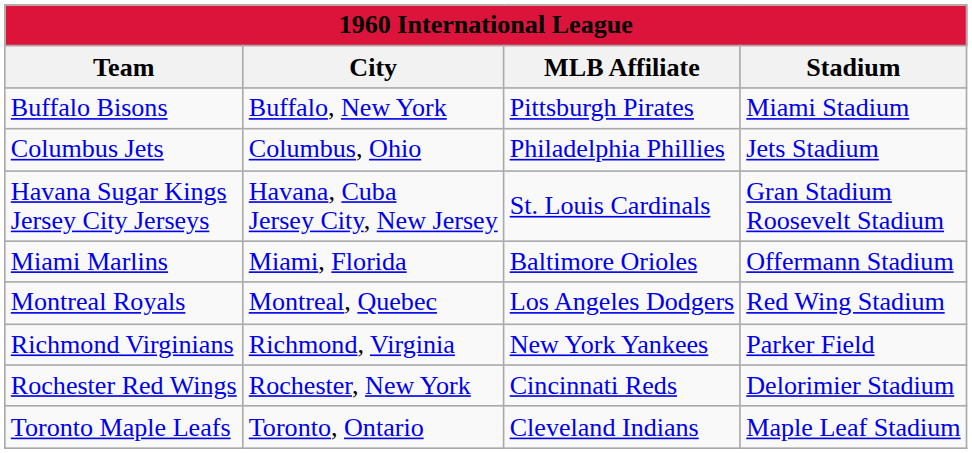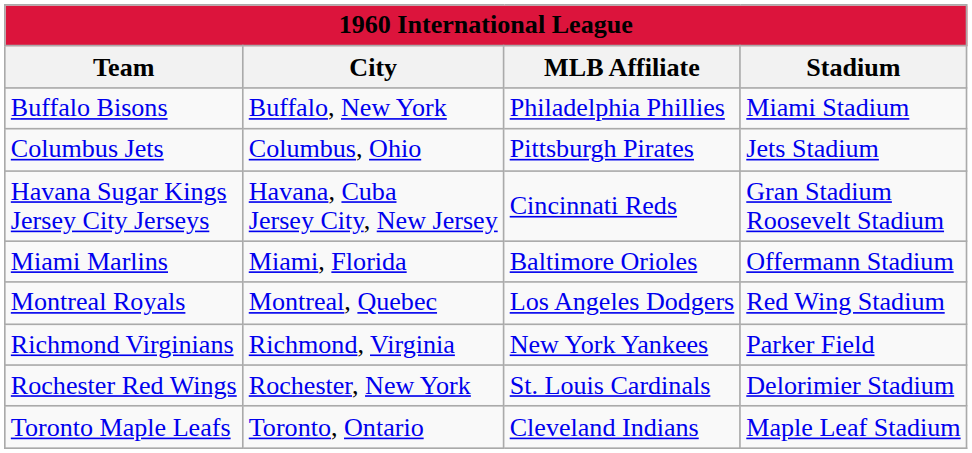(602, 107) Pittsburgh Pirates -> (617, 107) Philadelphia Phillies
(617, 149) Philadelphia Phillies -> (602, 149) Pittsburgh Pirates
(610, 205) St. Louis Cardinals -> (593, 205) Cincinnati Reds
(593, 385) Cincinnati Reds -> (610, 385) St. Louis Cardinals
